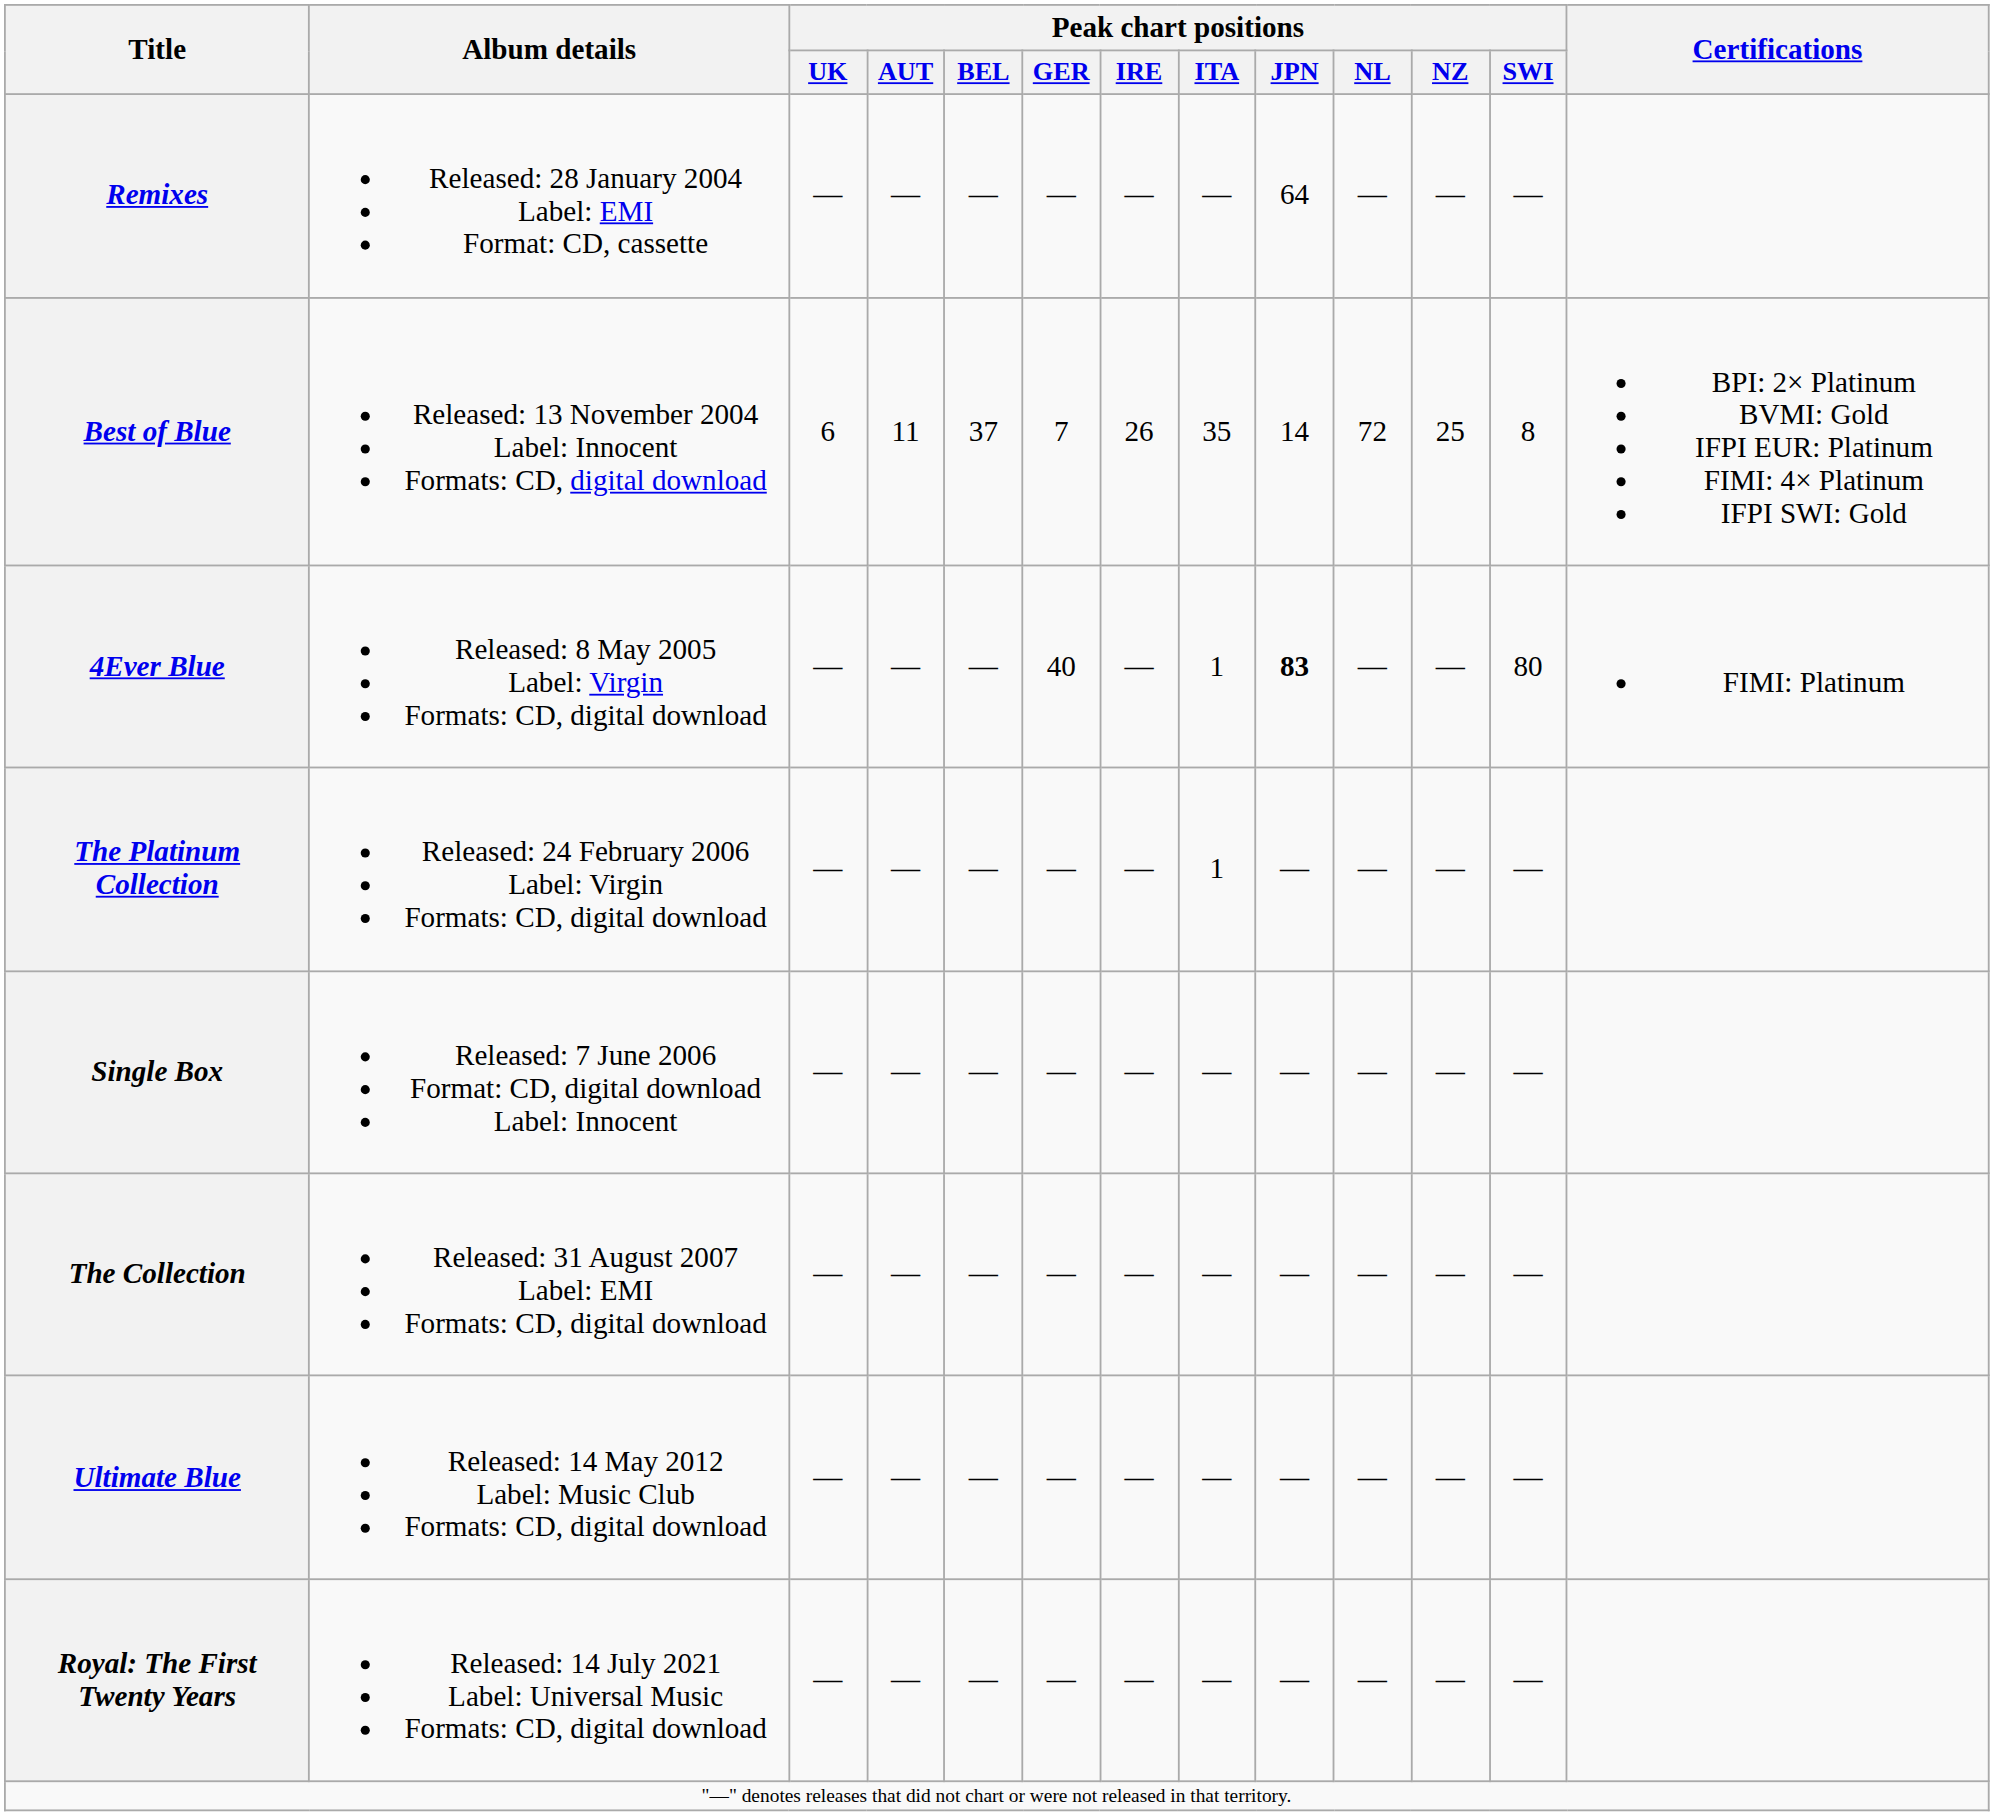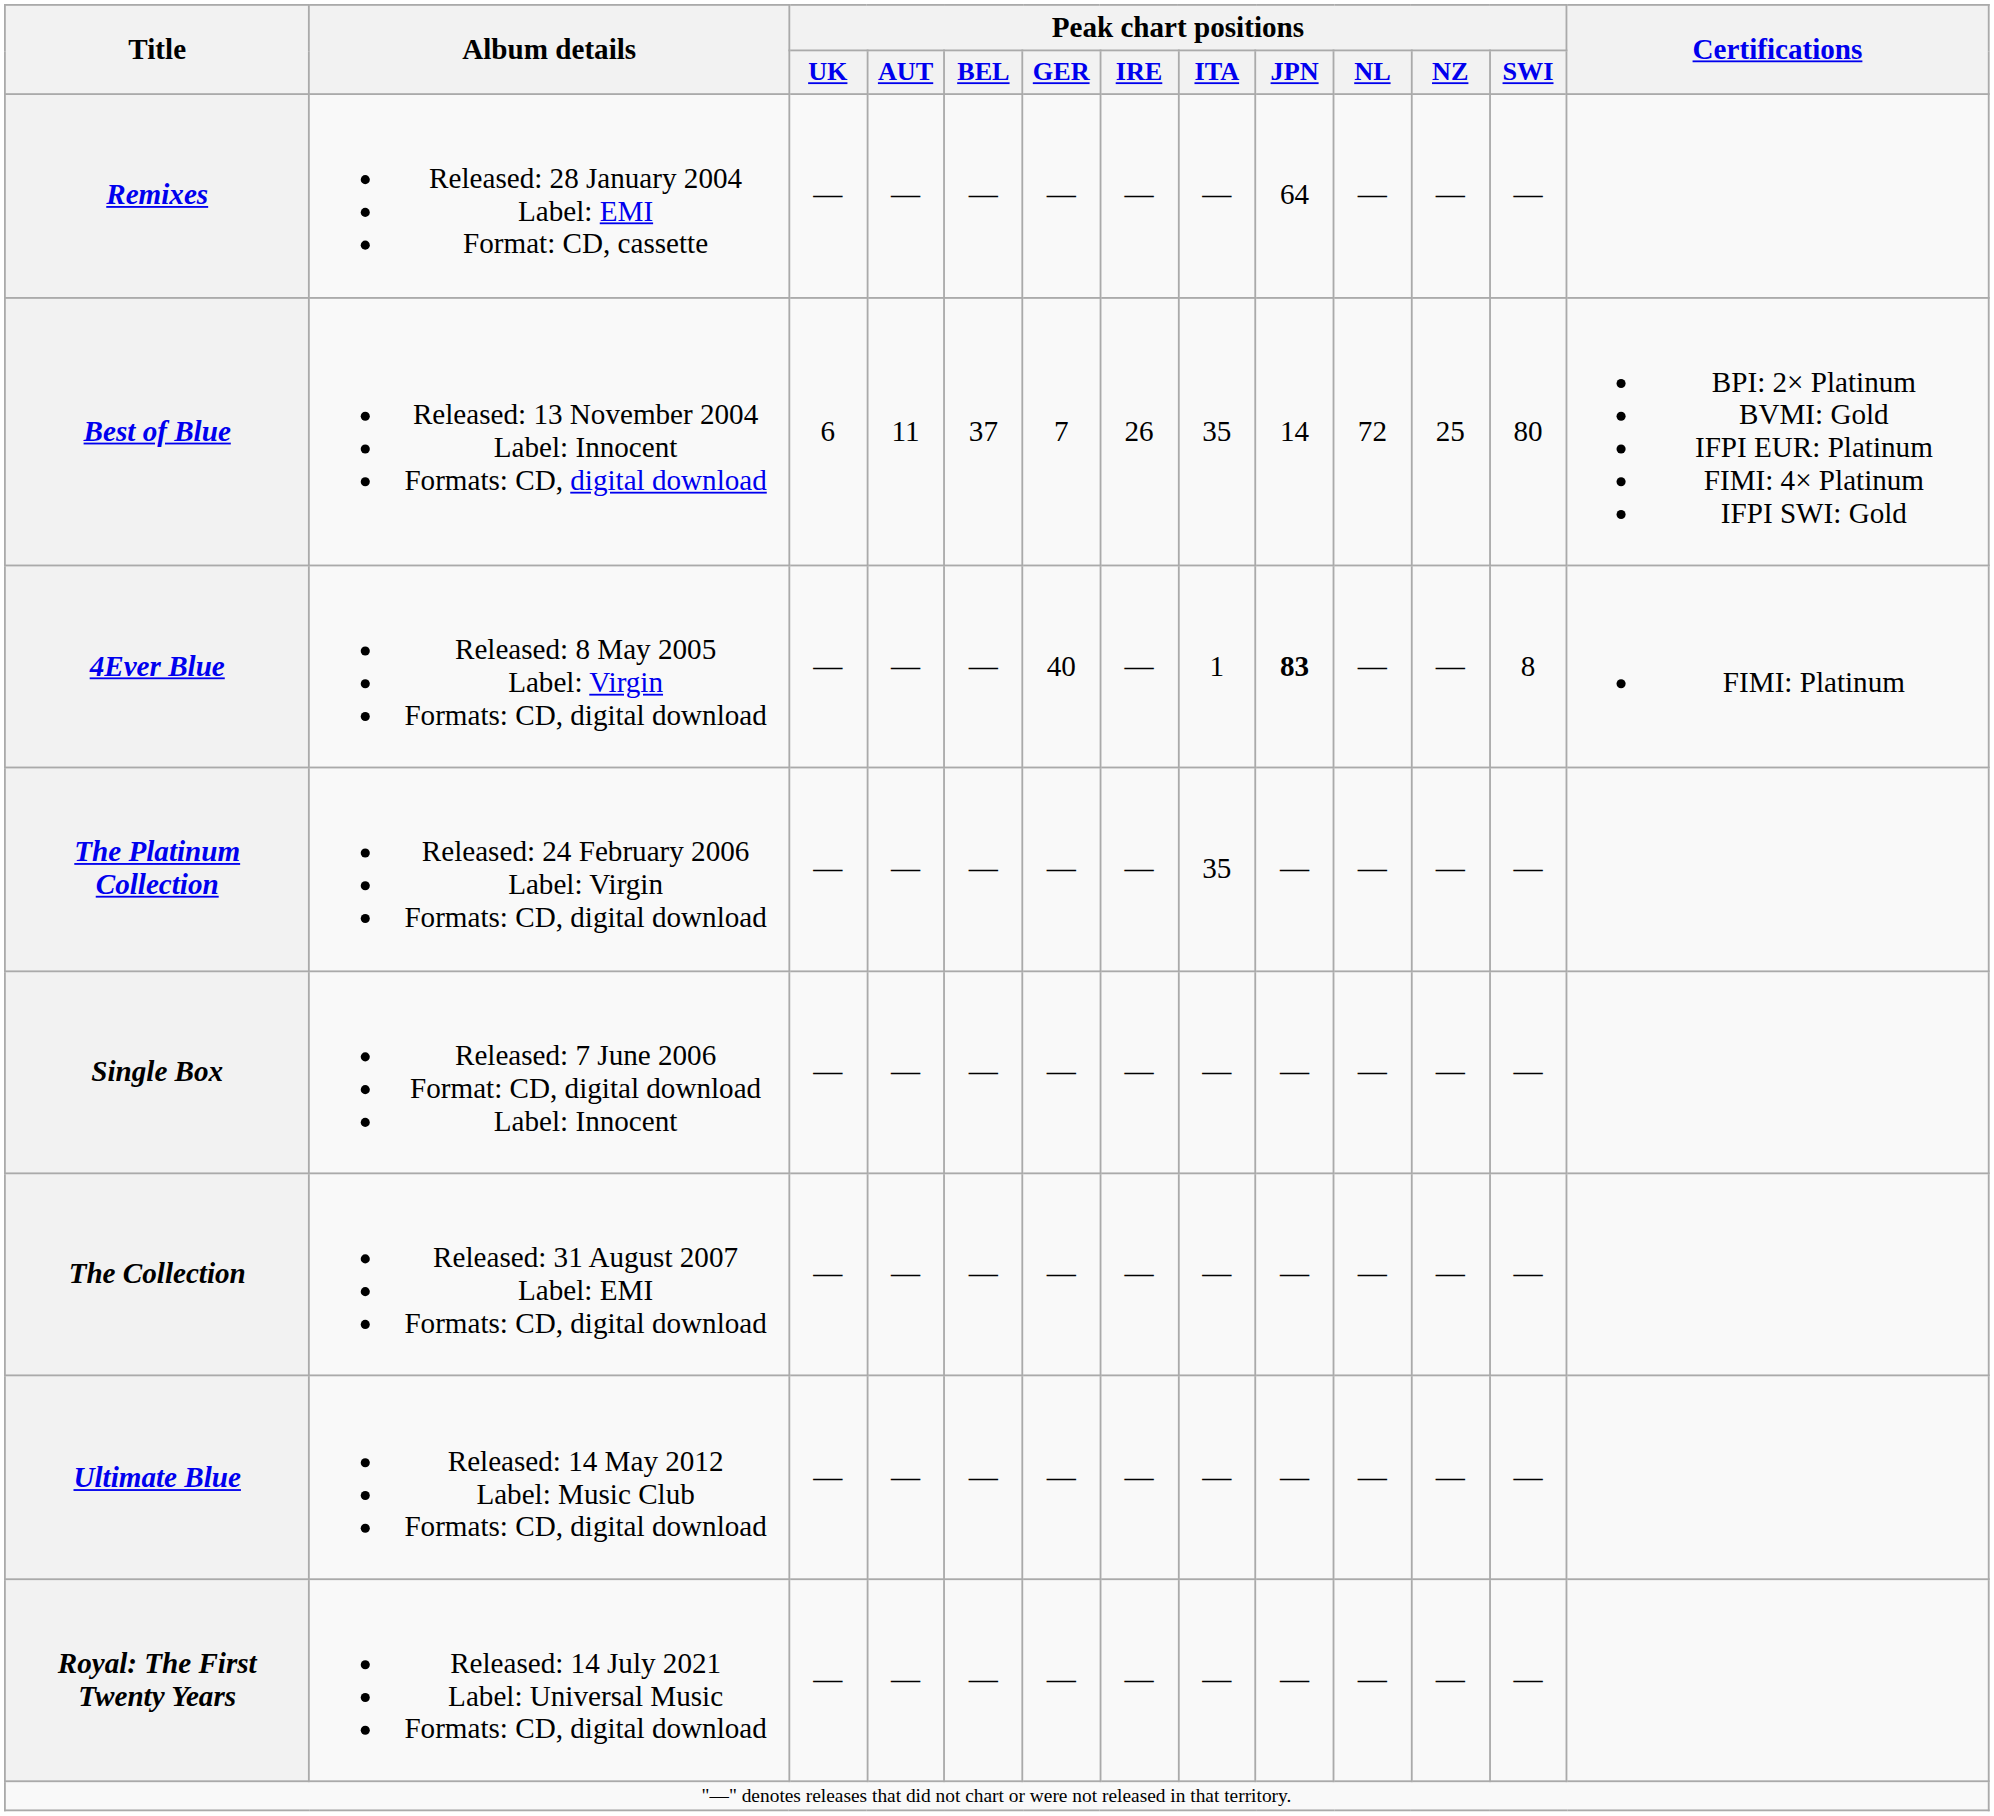(1528, 430) 8 -> (1528, 430) 80
(1528, 666) 80 -> (1528, 666) 8
(1217, 868) 1 -> (1217, 868) 35
